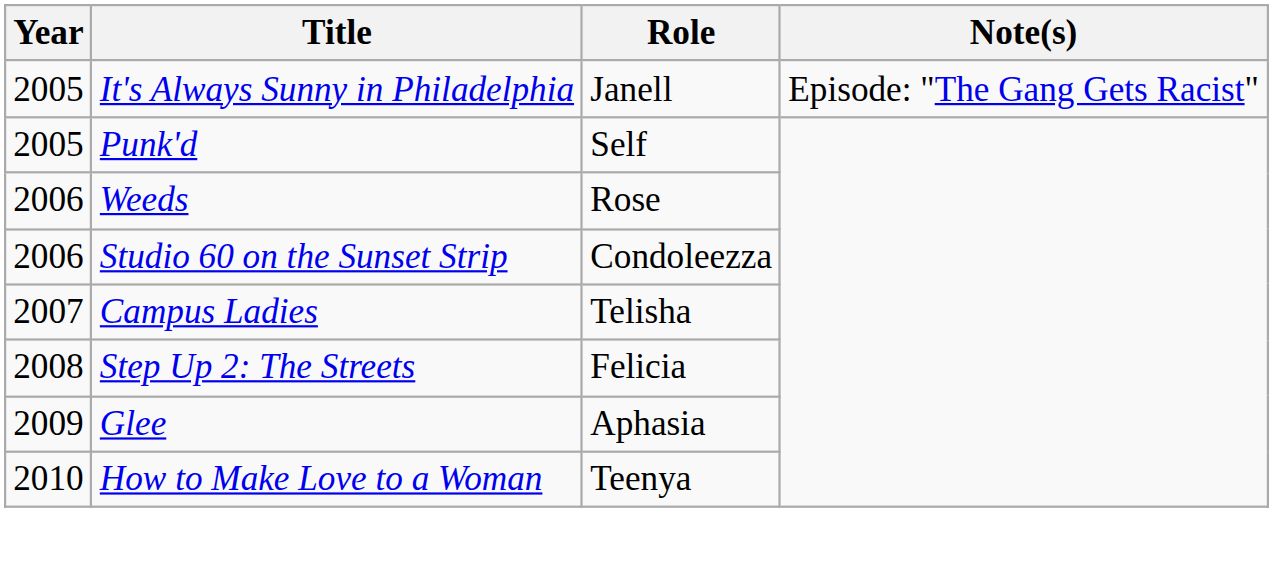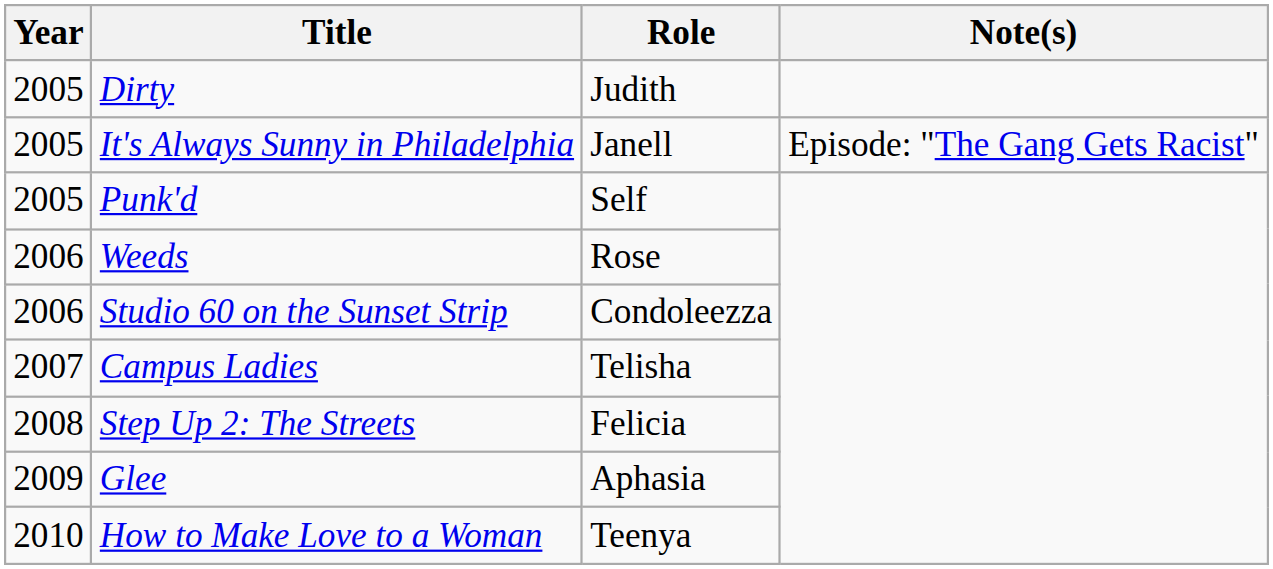+ row: (137, 88)
